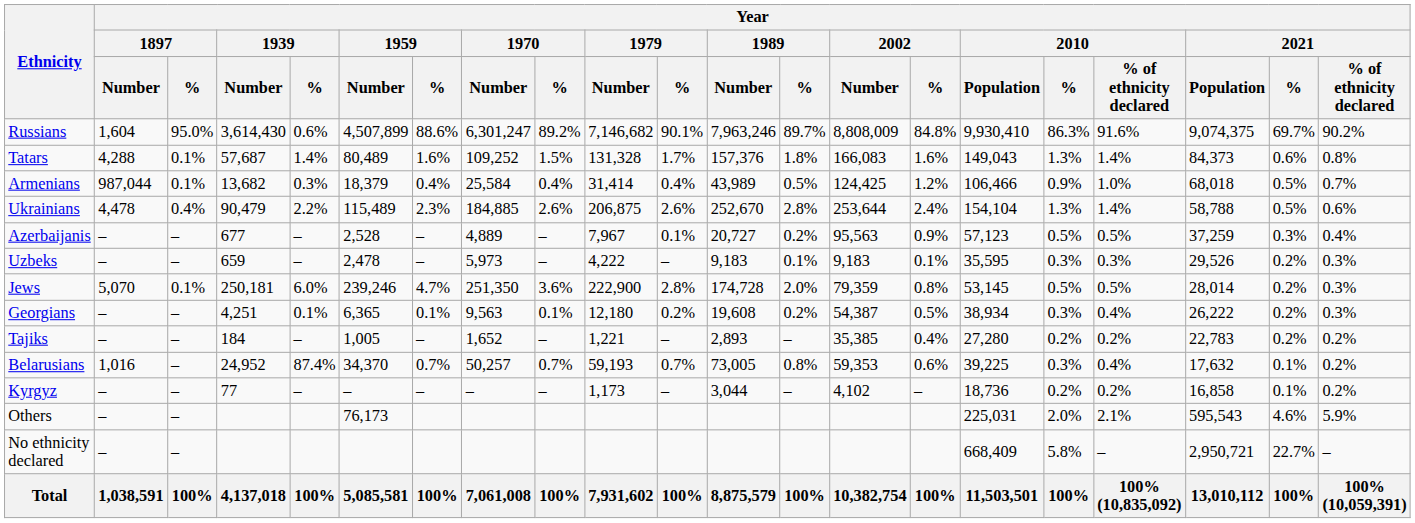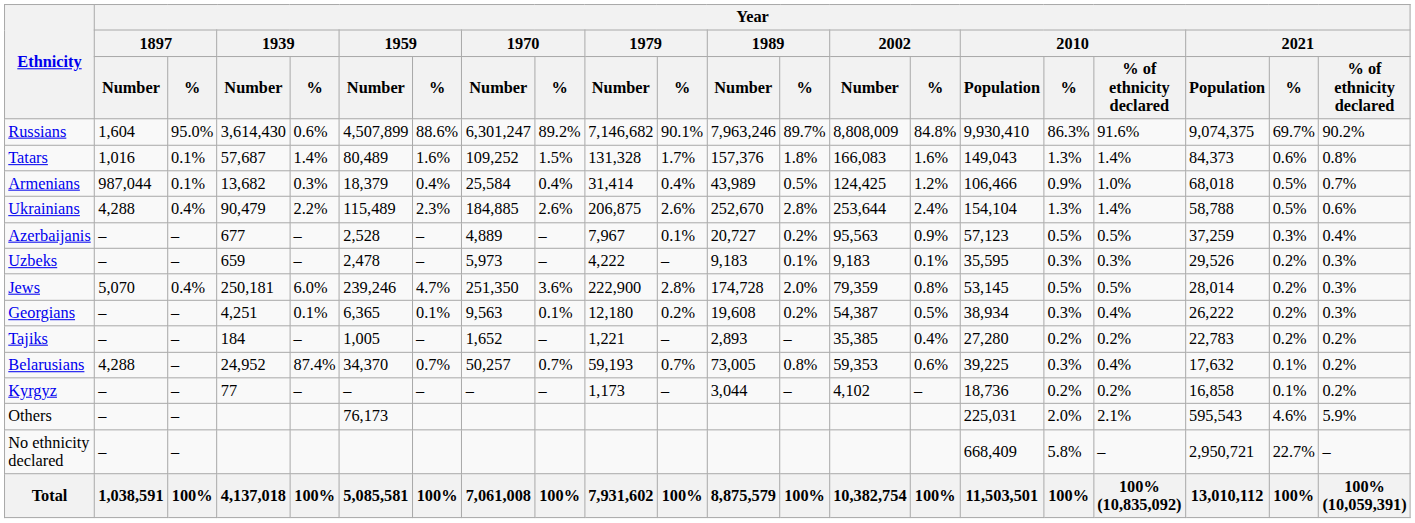(117, 157) 4,288 -> (117, 157) 1,016
(117, 209) 4,478 -> (117, 209) 4,288
(188, 287) 0.1% -> (188, 287) 0.4%
(117, 364) 1,016 -> (117, 364) 4,288
